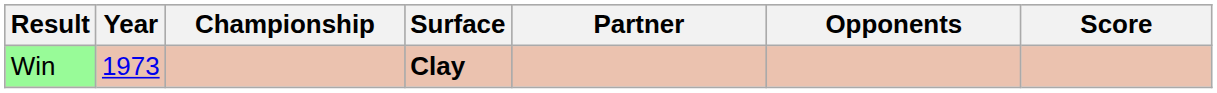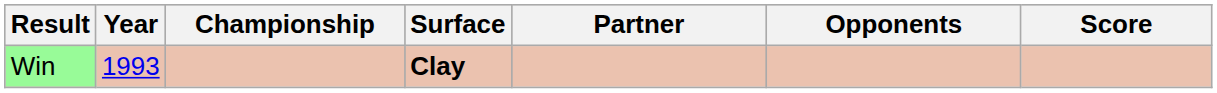(131, 66) 1973 -> (131, 66) 1993
